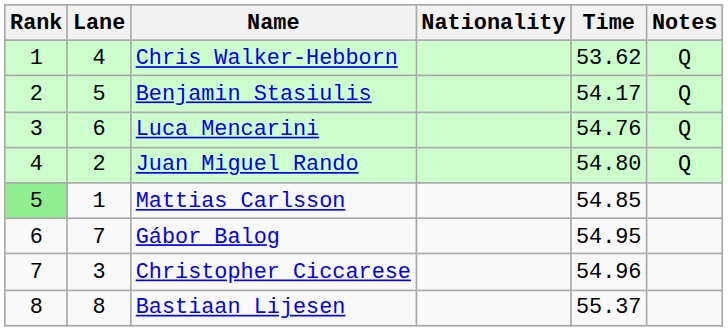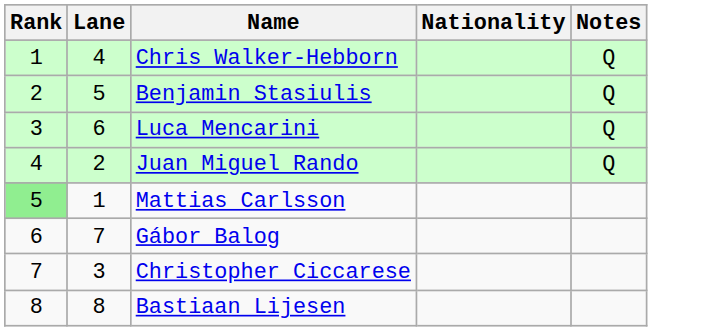- column: (609, 23)
